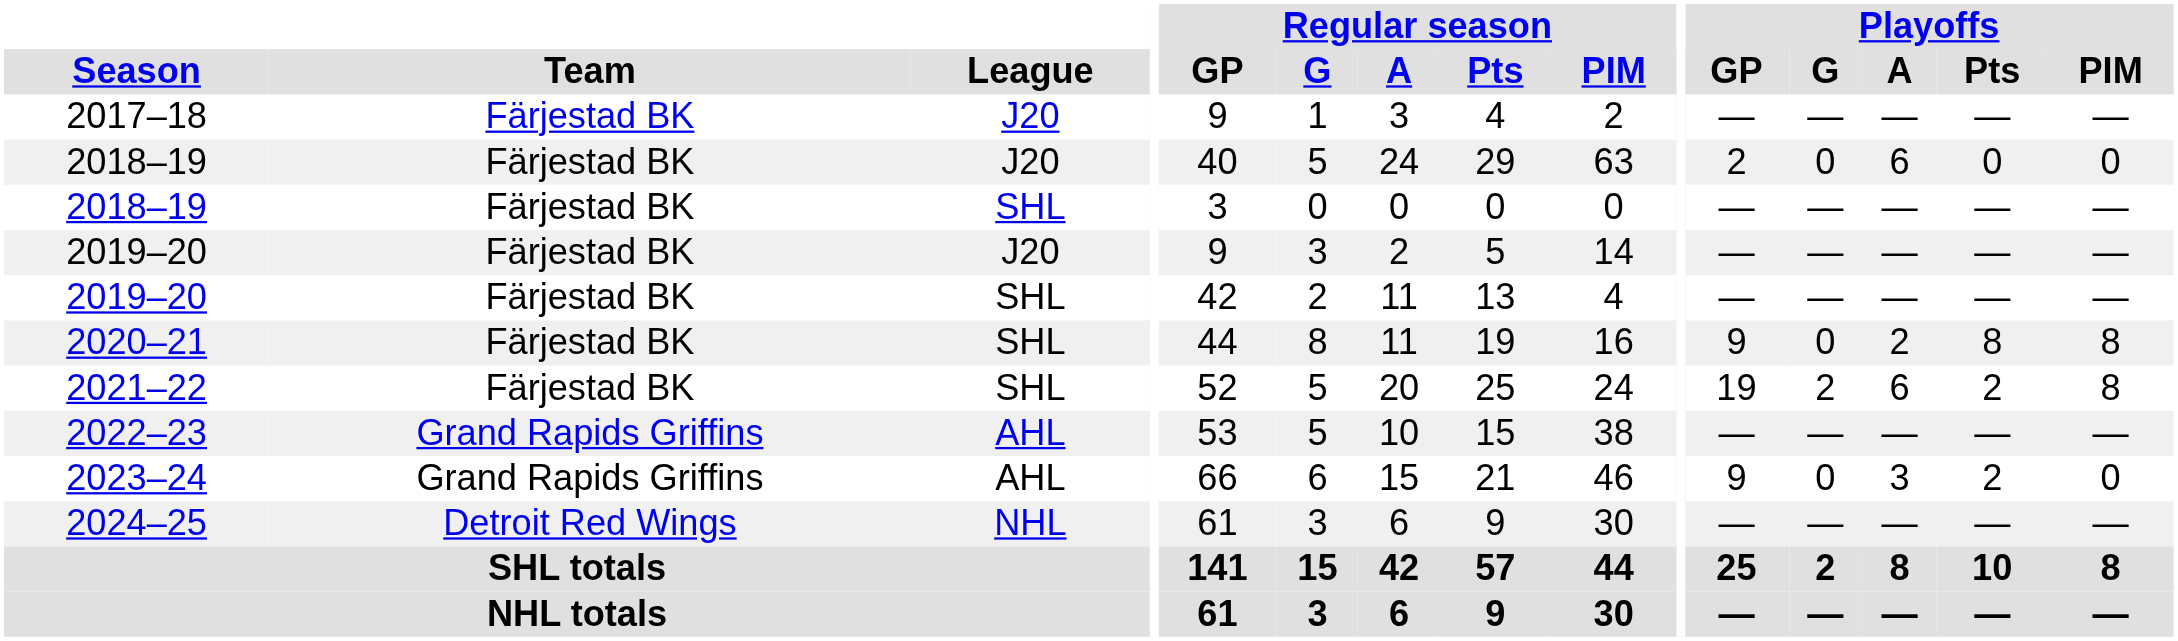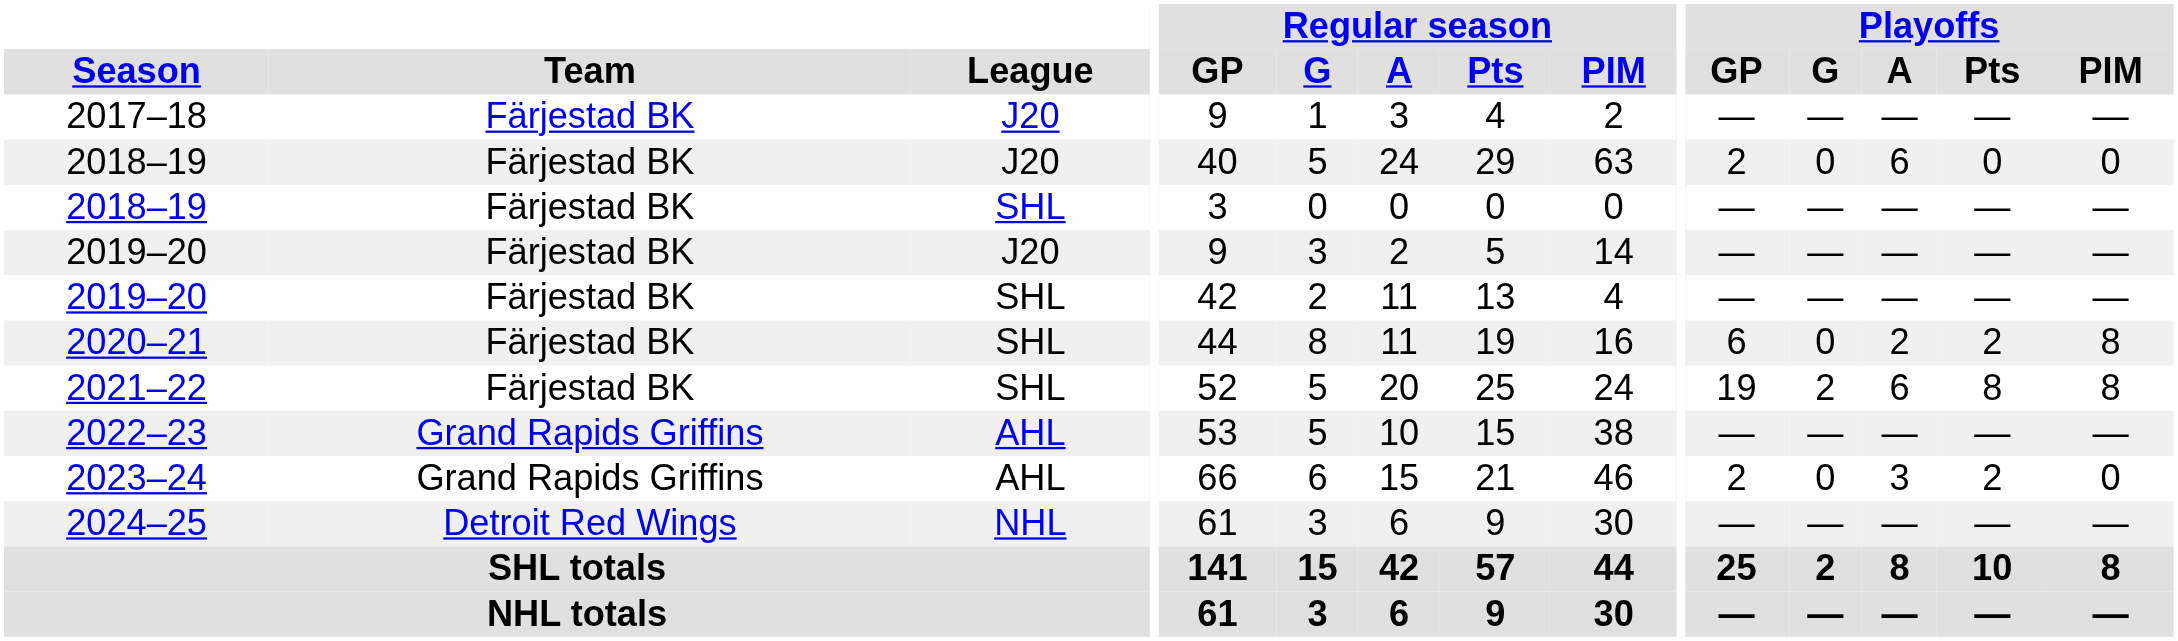(1737, 342) 9 -> (1737, 342) 6
(1992, 342) 8 -> (1992, 342) 2
(1992, 387) 2 -> (1992, 387) 8
(1737, 477) 9 -> (1737, 477) 2
